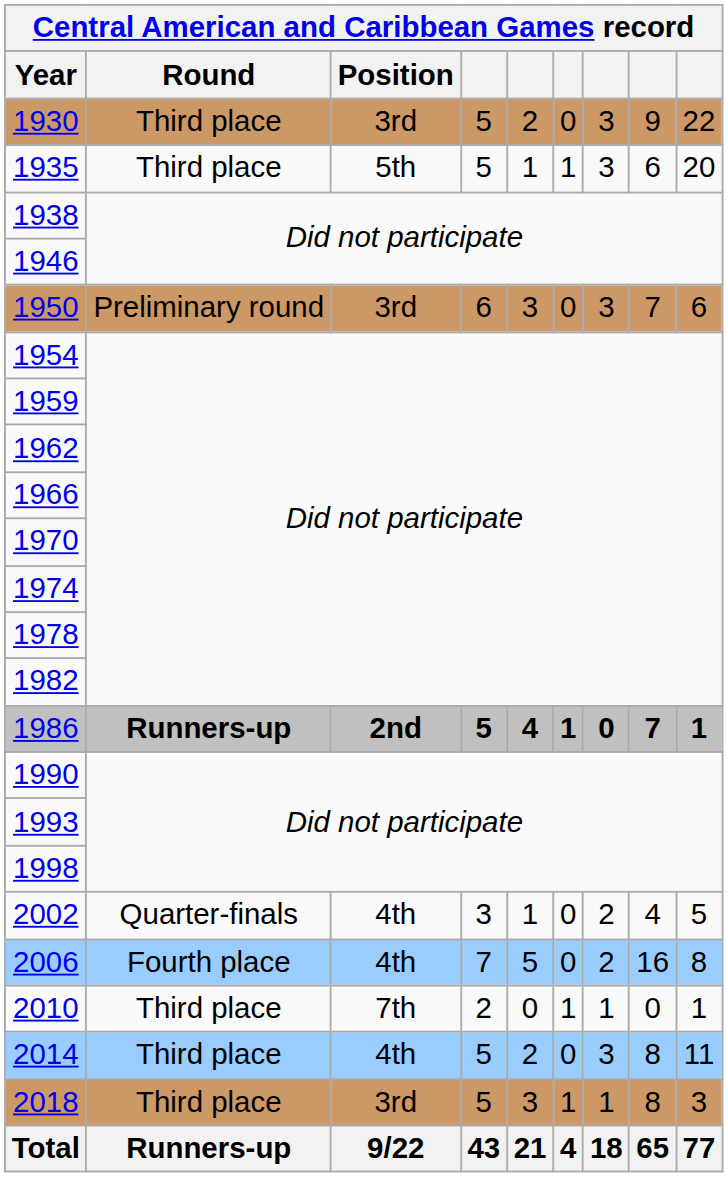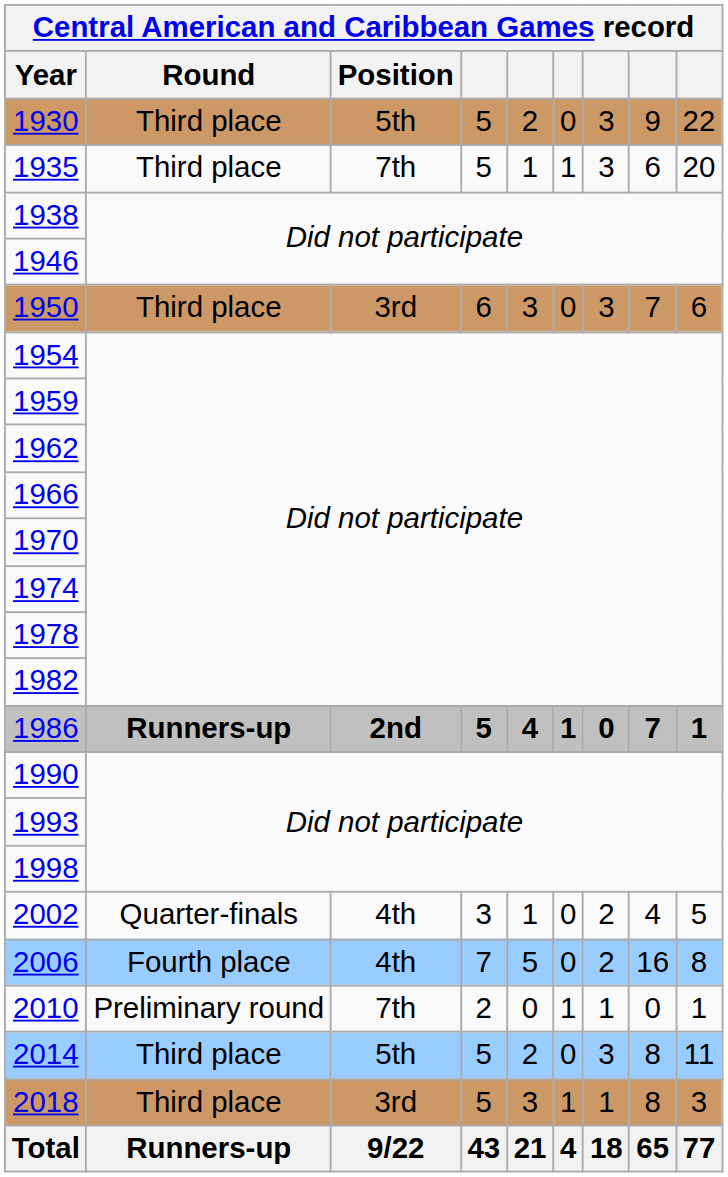(396, 121) 3rd -> (396, 121) 5th
(396, 167) 5th -> (396, 167) 7th
(209, 307) Preliminary round -> (209, 307) Third place
(209, 1008) Third place -> (209, 1008) Preliminary round
(396, 1055) 4th -> (396, 1055) 5th
